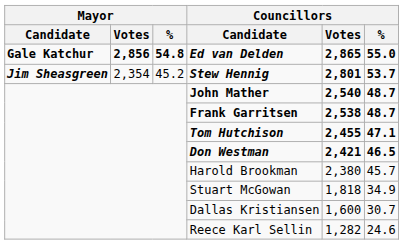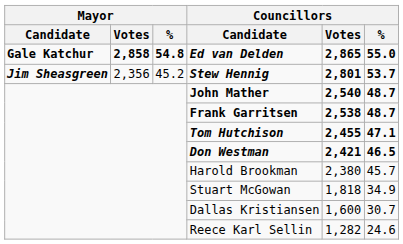(132, 54) 2,856 -> (132, 54) 2,858
(132, 74) 2,354 -> (132, 74) 2,356
